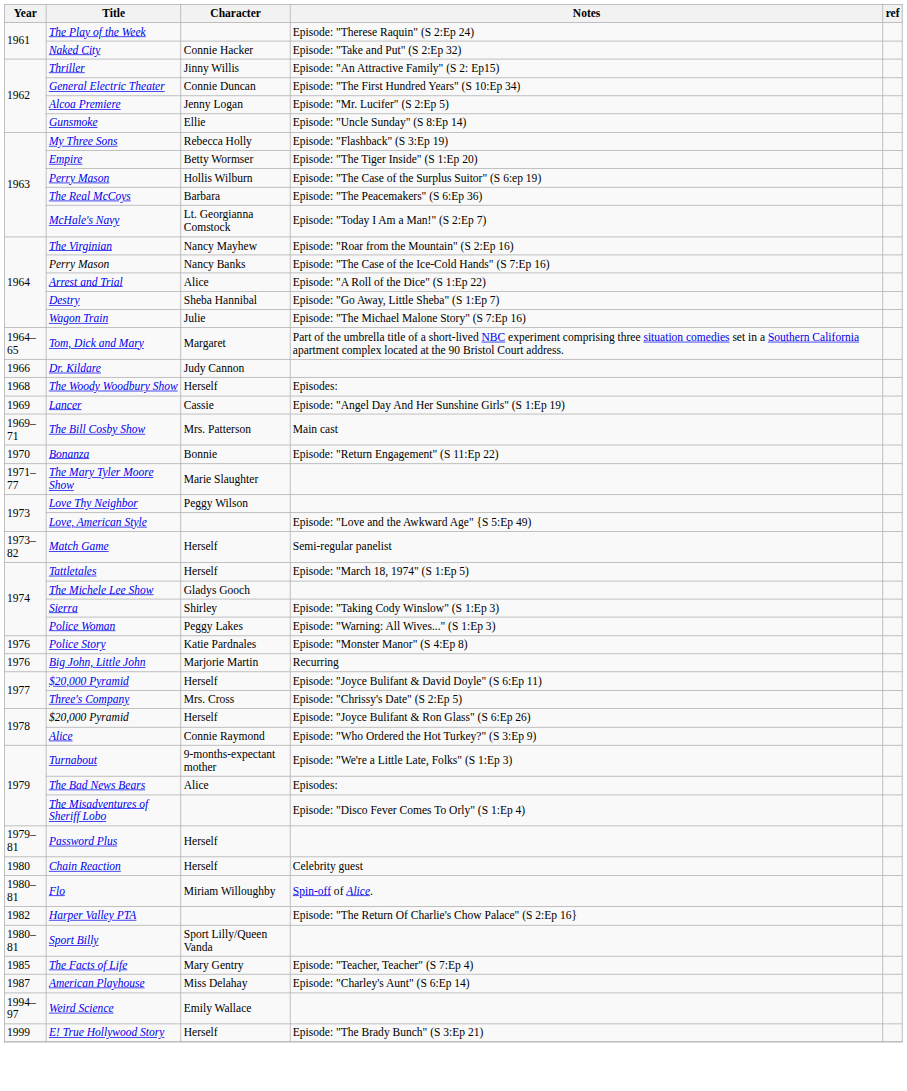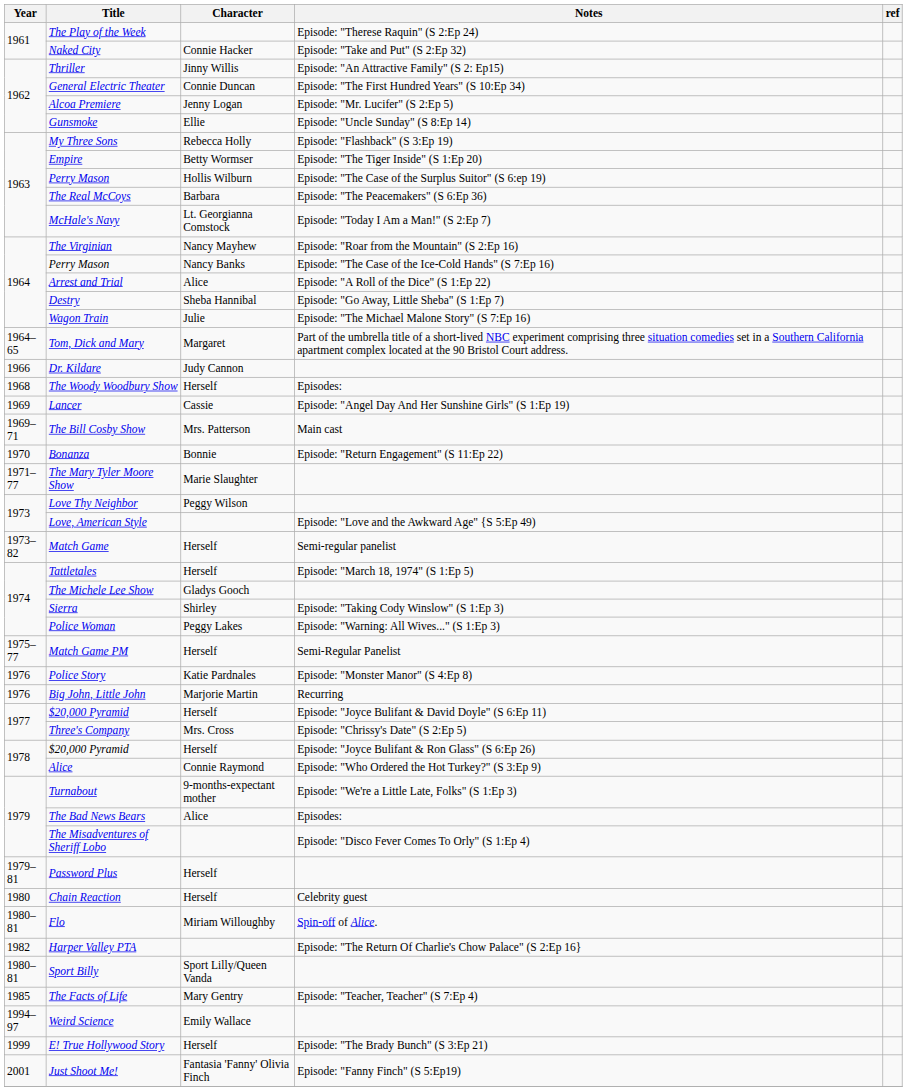+ row: (88, 651)
- row: (97, 983)
+ row: (83, 1070)
